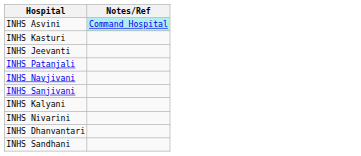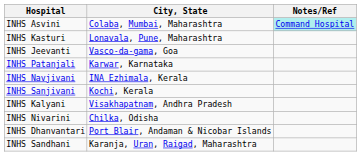+ column: (180, 11)
